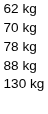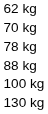+ row: (24, 84)
